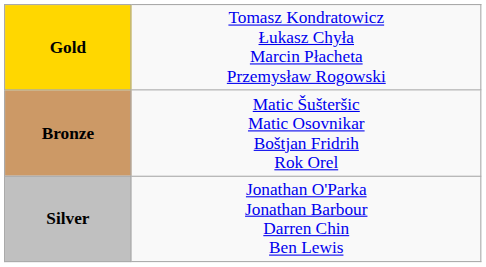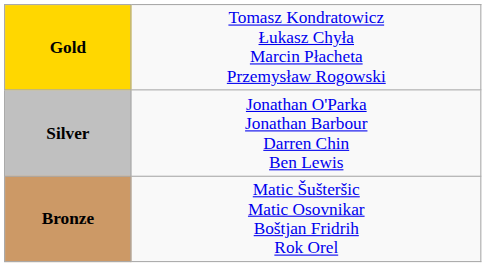rows swapped: (68, 218) <-> (68, 133)
